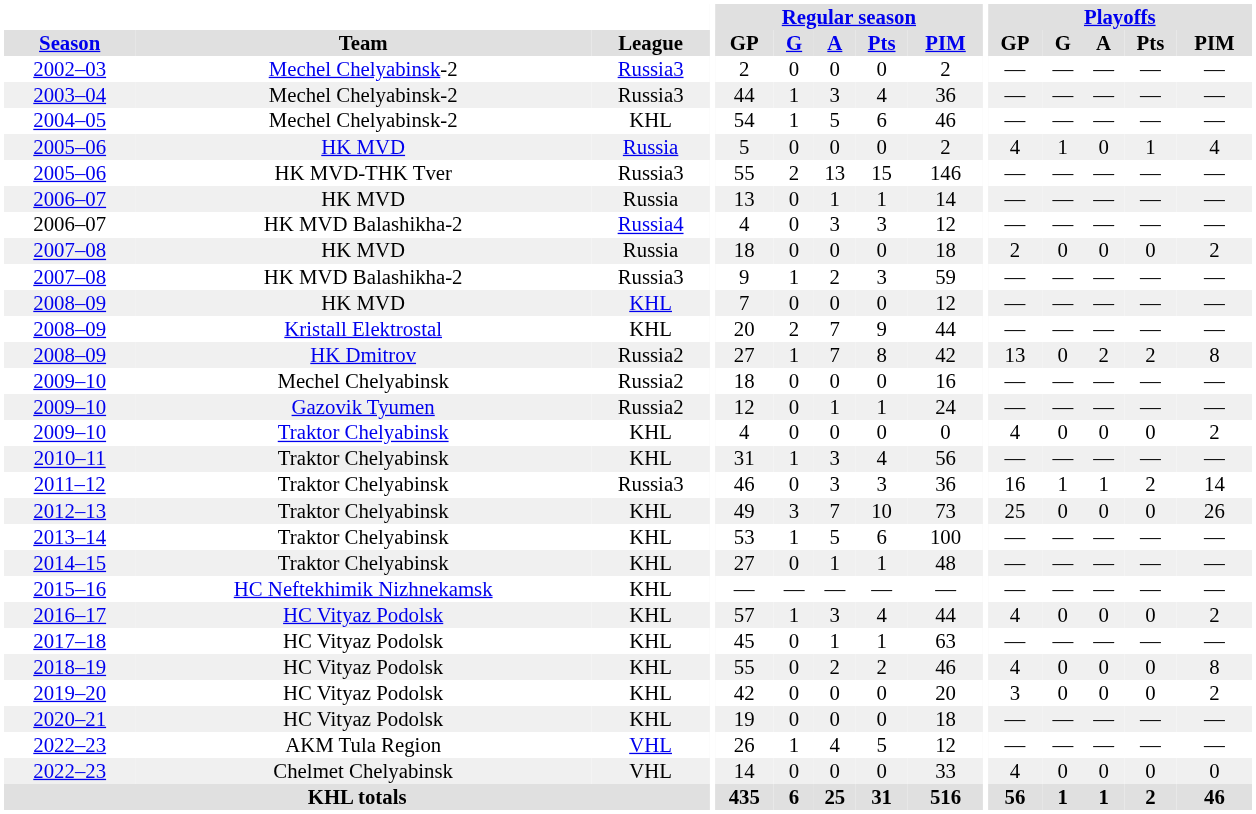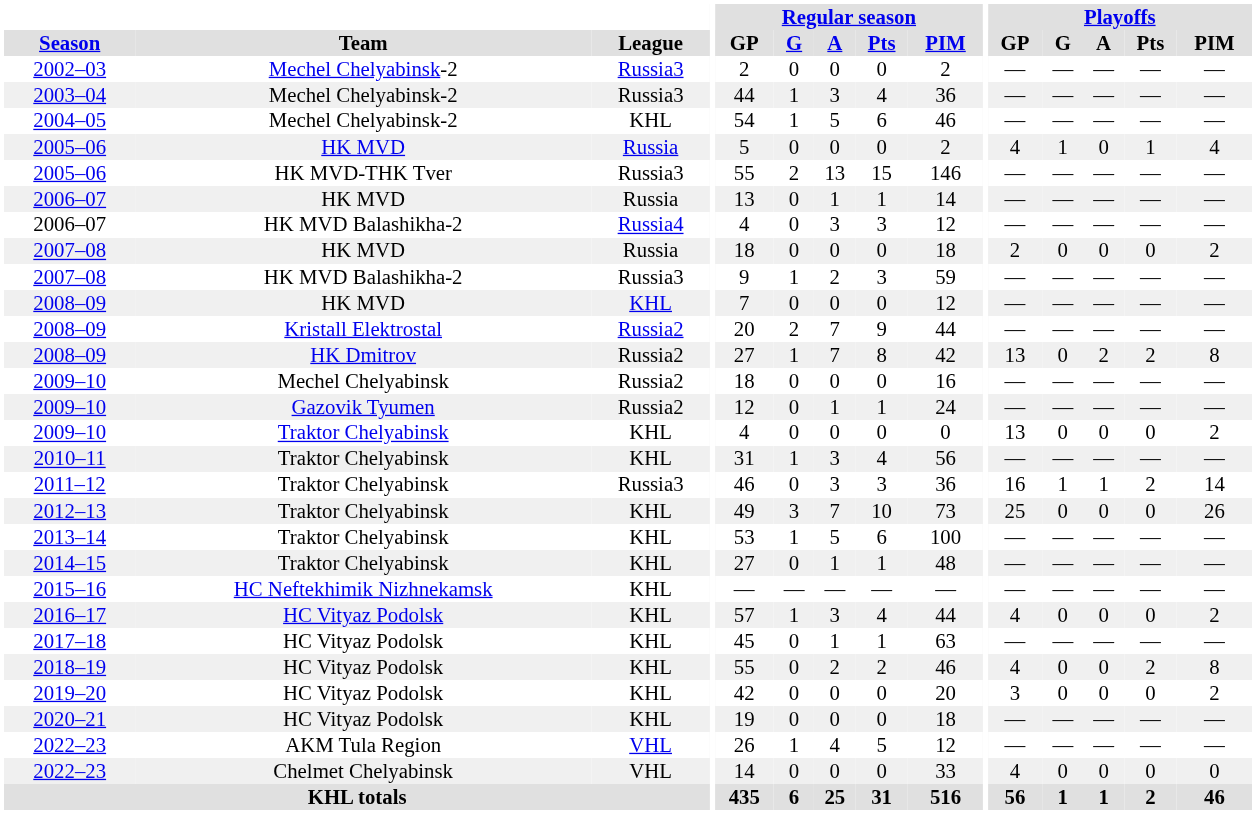(651, 328) KHL -> (651, 328) Russia2
(1015, 432) 4 -> (1015, 432) 13
(1150, 666) 0 -> (1150, 666) 2
